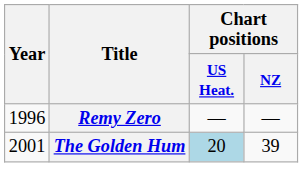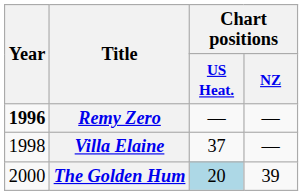(27, 117) normal -> (27, 117) bold
+ row: (120, 146)
(27, 146) 2001 -> (27, 175) 2000
